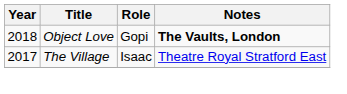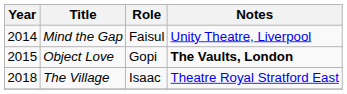+ row: (83, 36)
(22, 36) 2018 -> (22, 57) 2015
(22, 57) 2017 -> (22, 78) 2018
